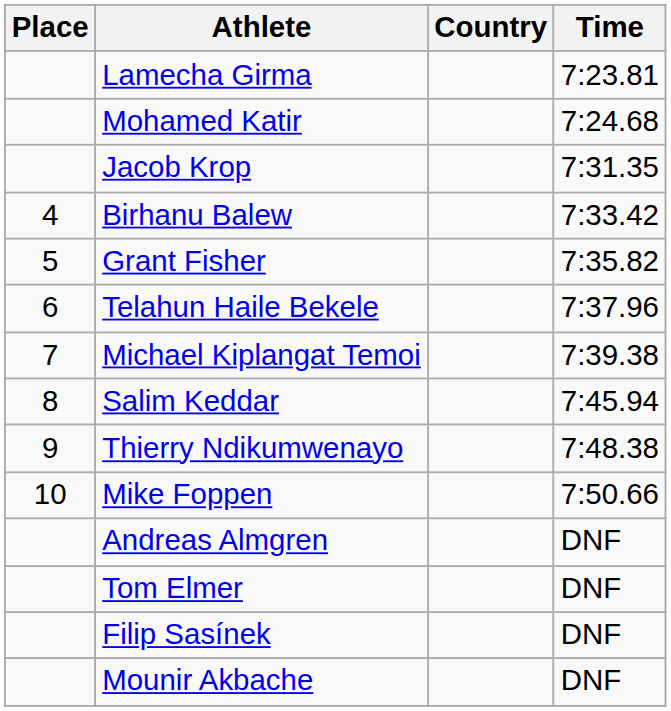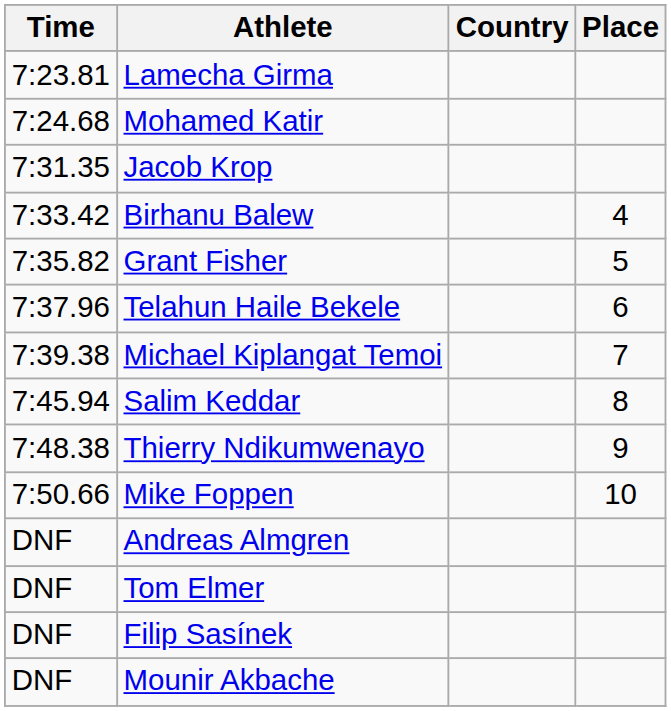columns swapped: (50, 27) <-> (610, 27)
